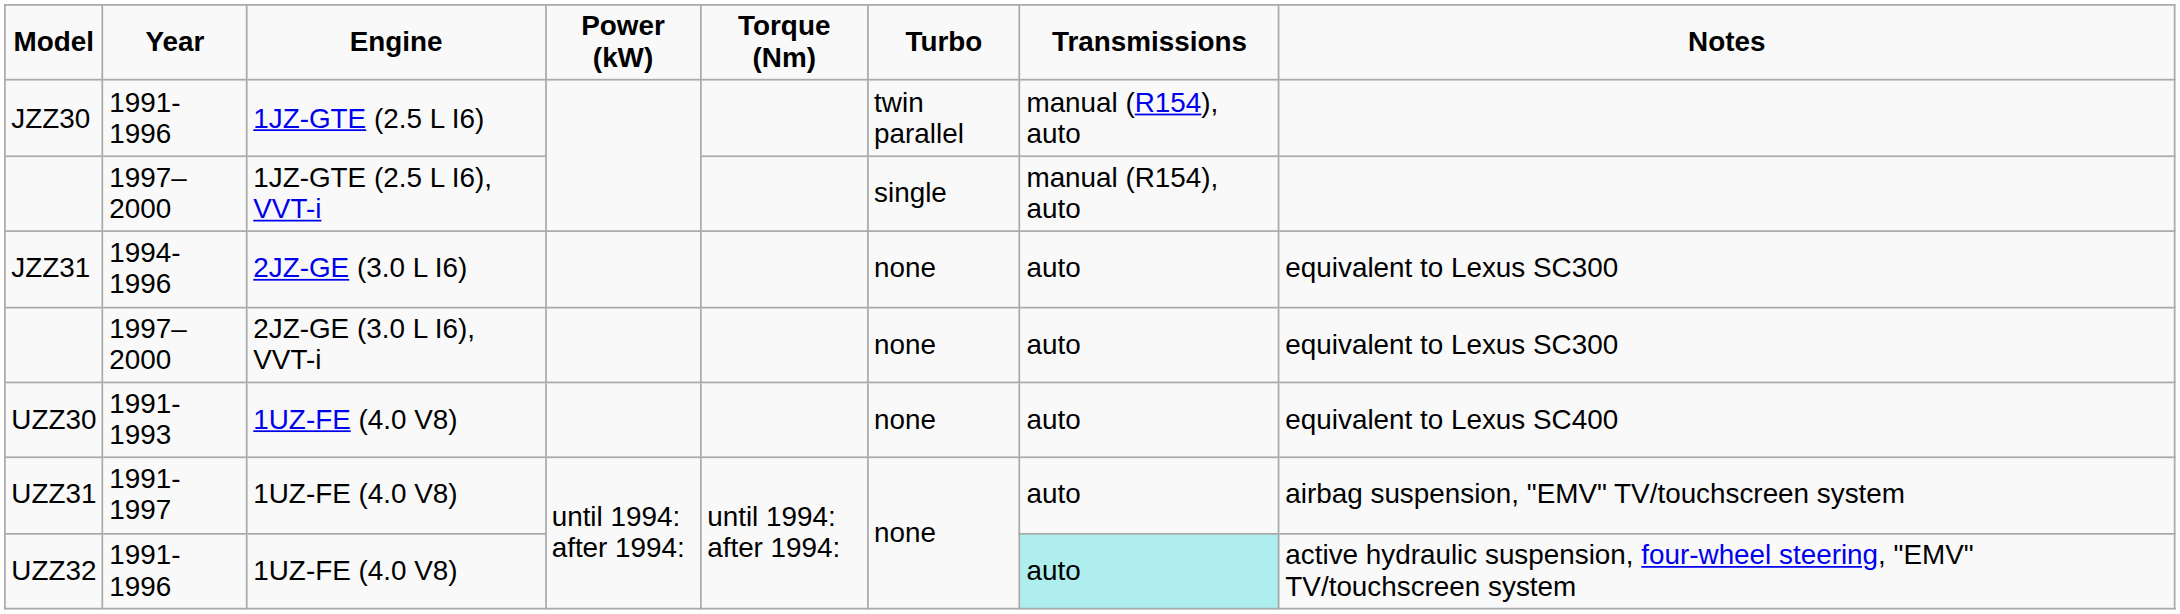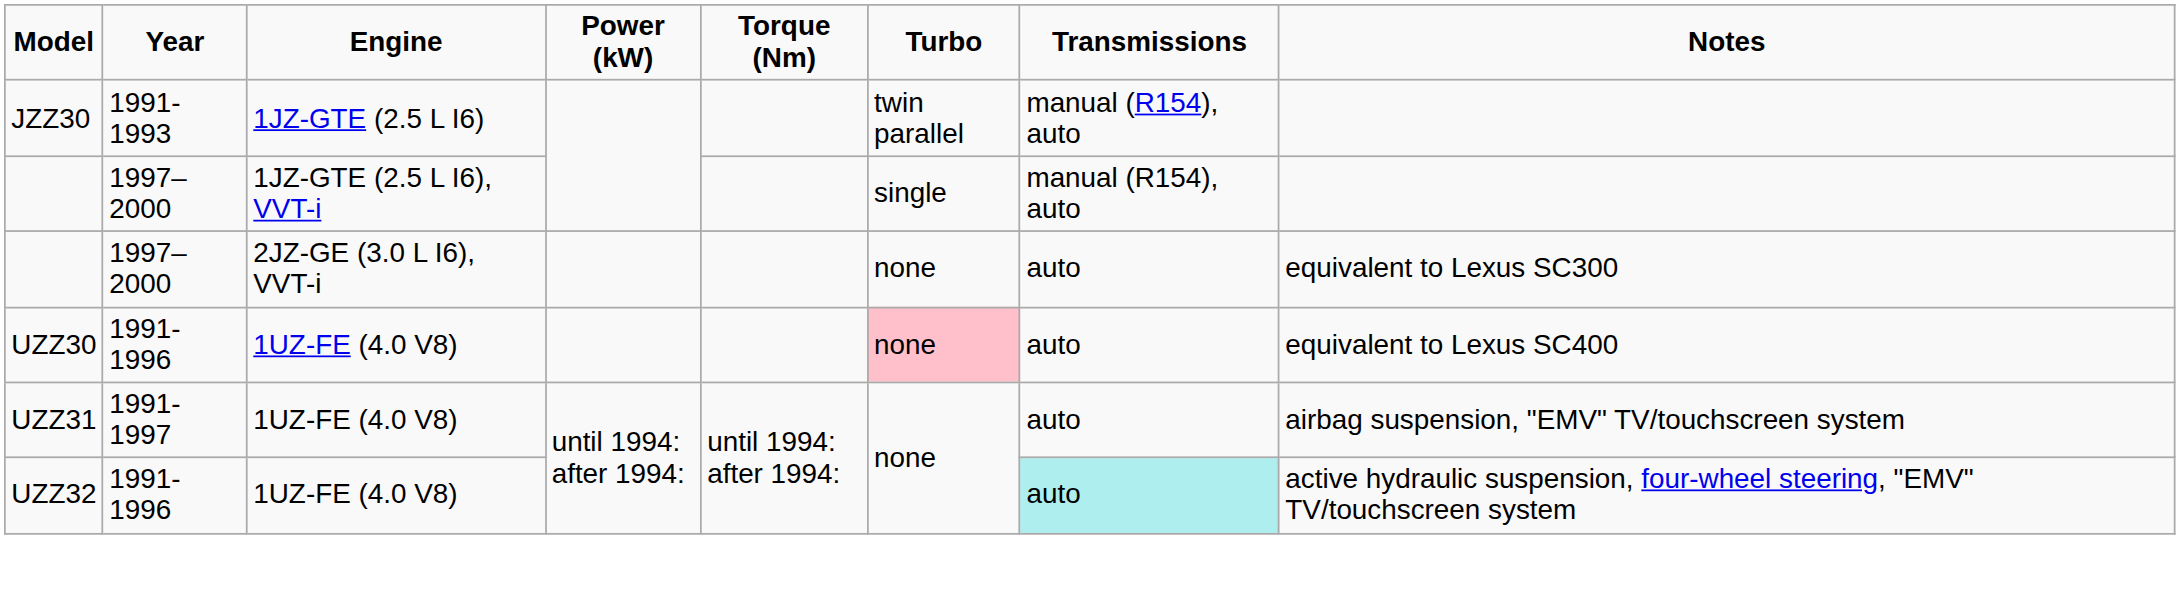(145, 117) 1991-1996 -> (145, 117) 1991-1993
- row: (51, 268)
(145, 419) 1991-1993 -> (145, 344) 1991-1996
(905, 419) no background -> (905, 344) pink background
